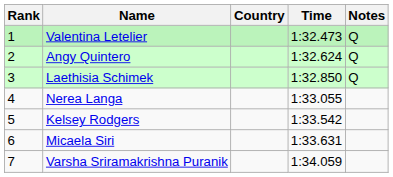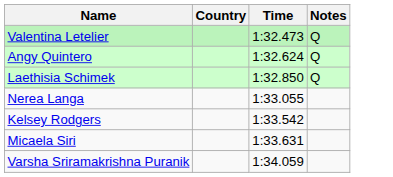- column: (24, 15)
